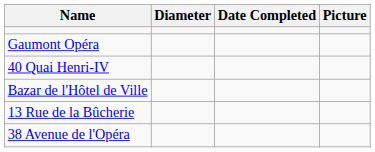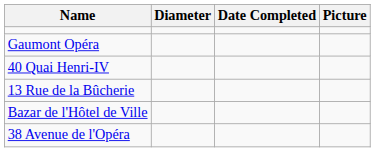rows swapped: (78, 90) <-> (71, 112)
